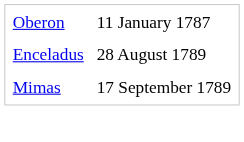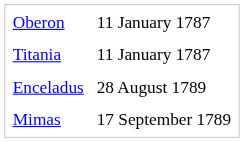+ row: (37, 54)
